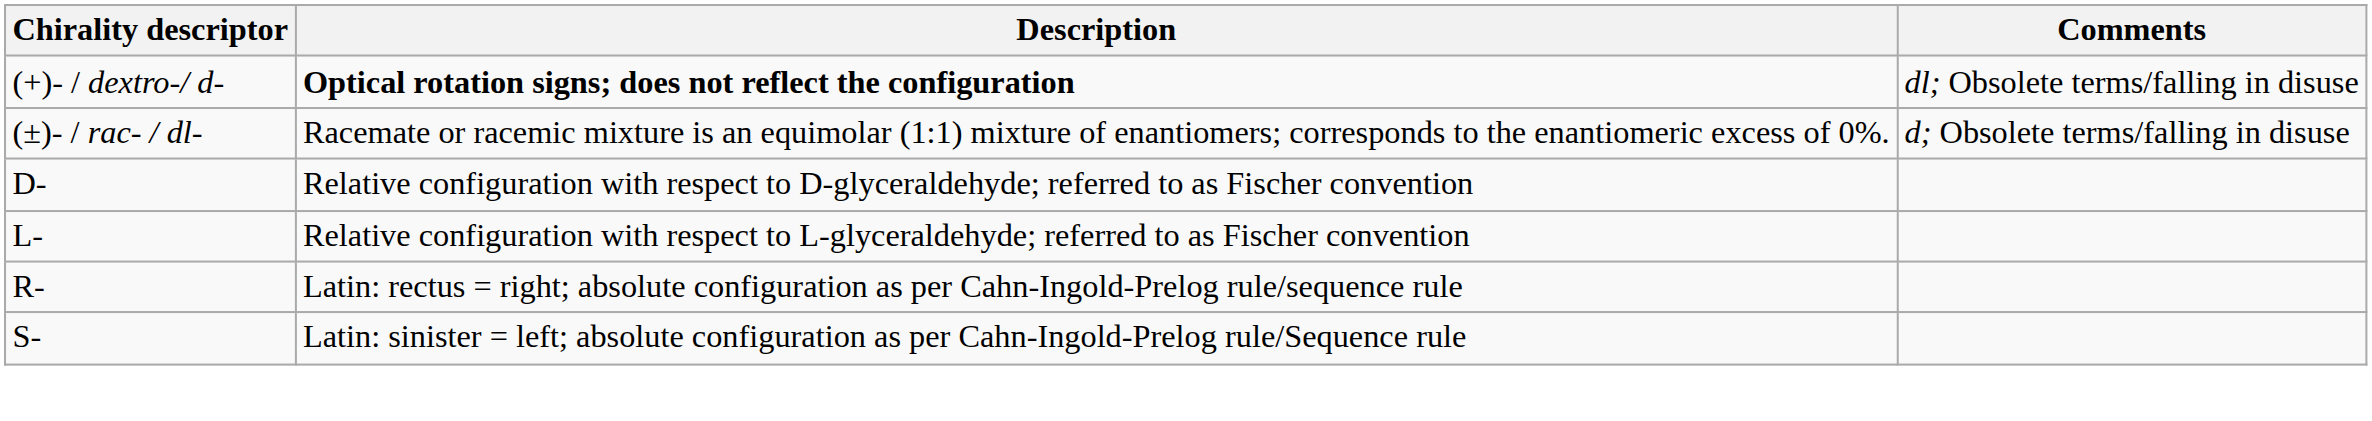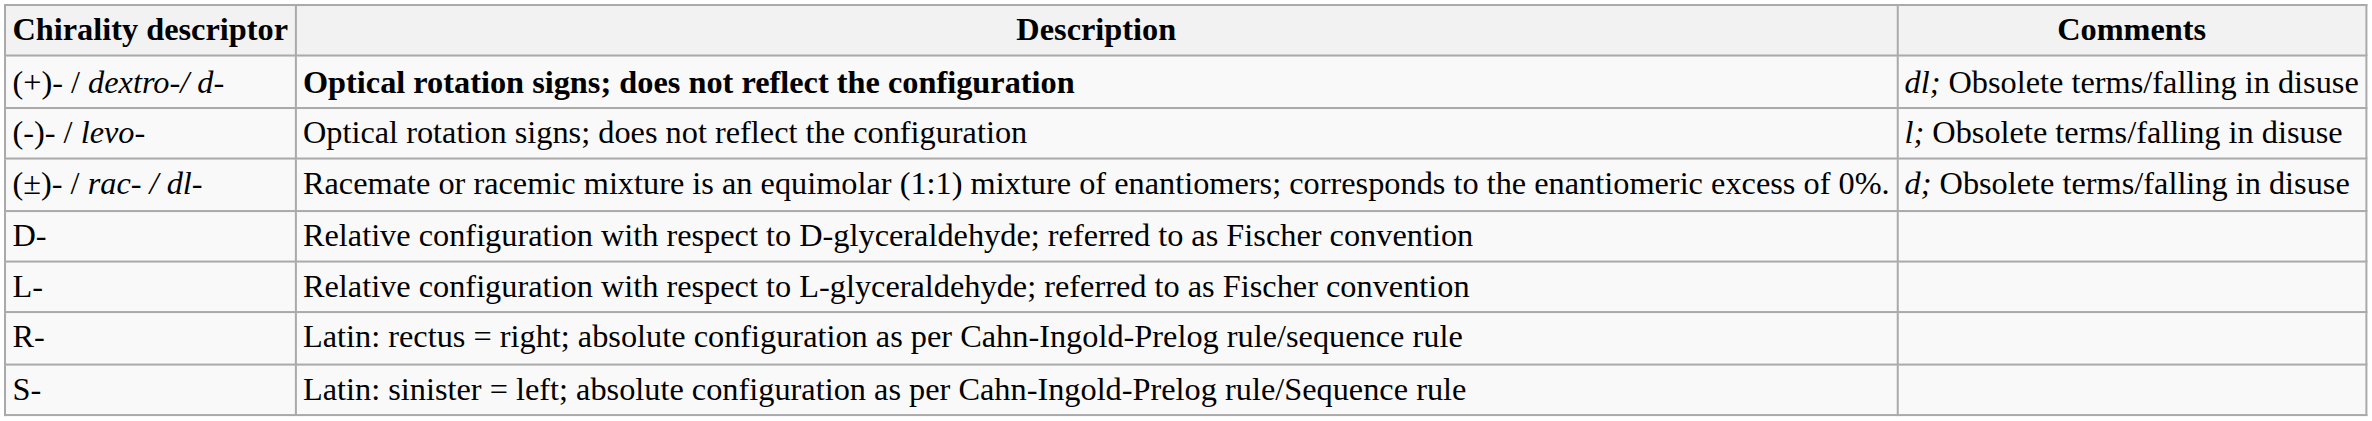+ row: (79, 132)
